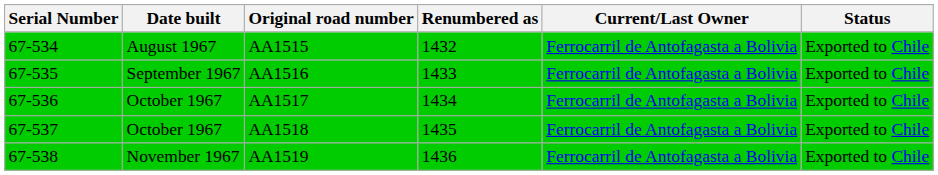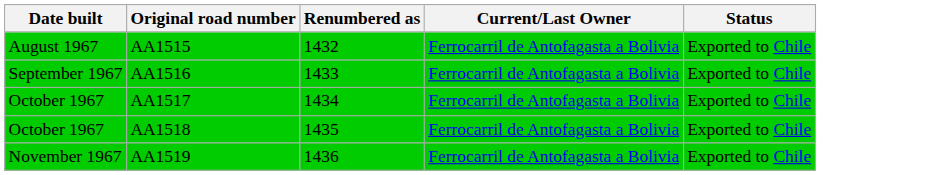- column: (64, 18)
